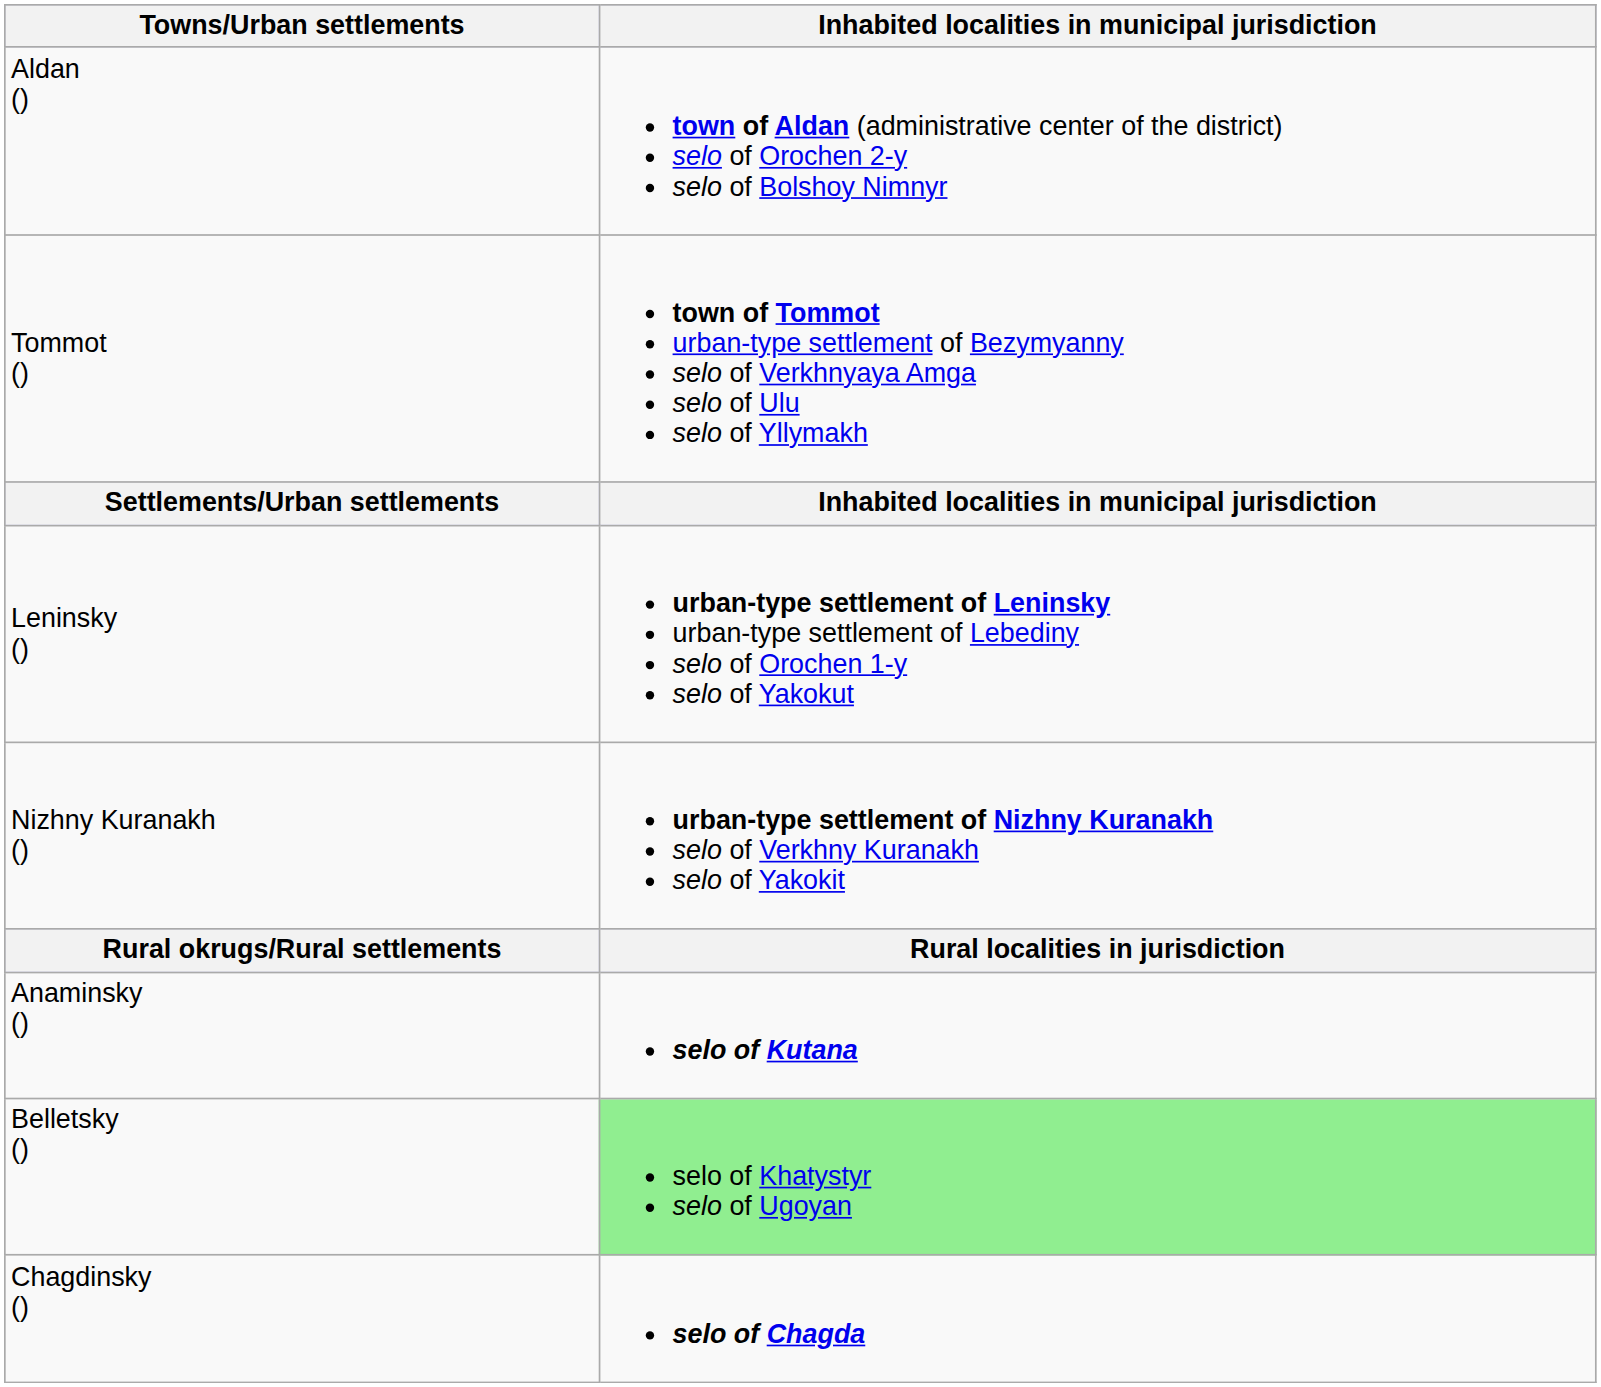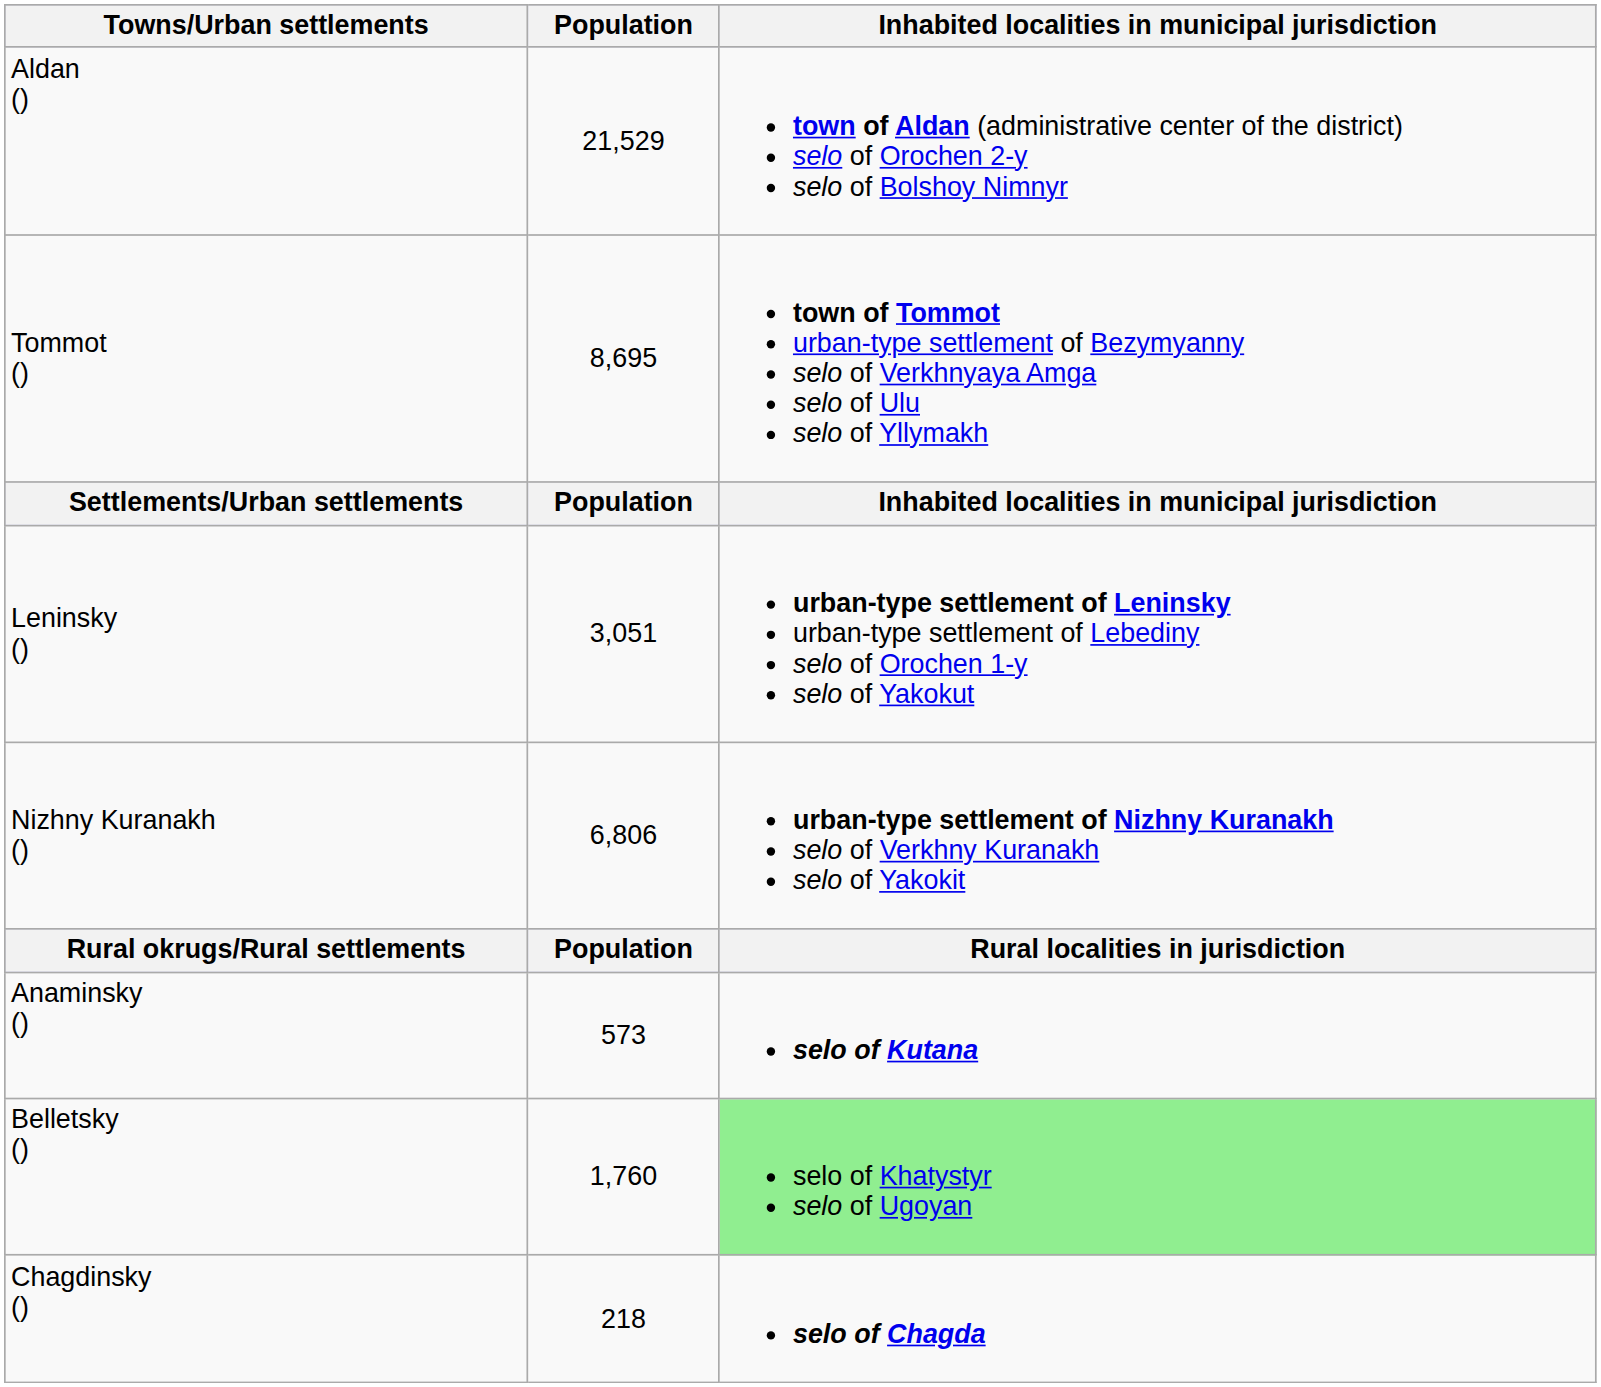+ column: (623, 25)
